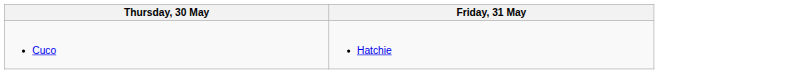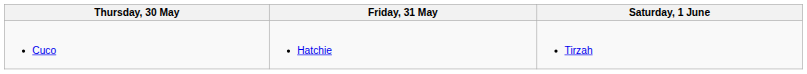+ column: (669, 12)
